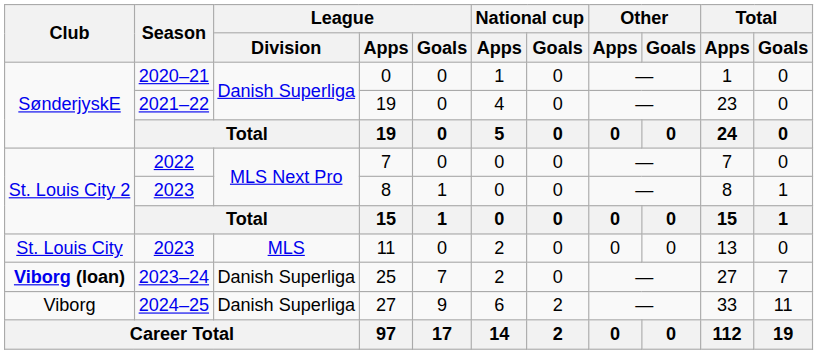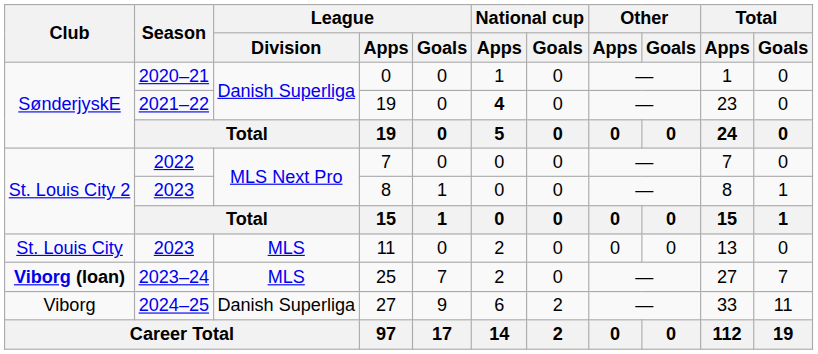(499, 104) normal -> (499, 104) bold
(286, 276) Danish Superliga -> (286, 276) MLS
